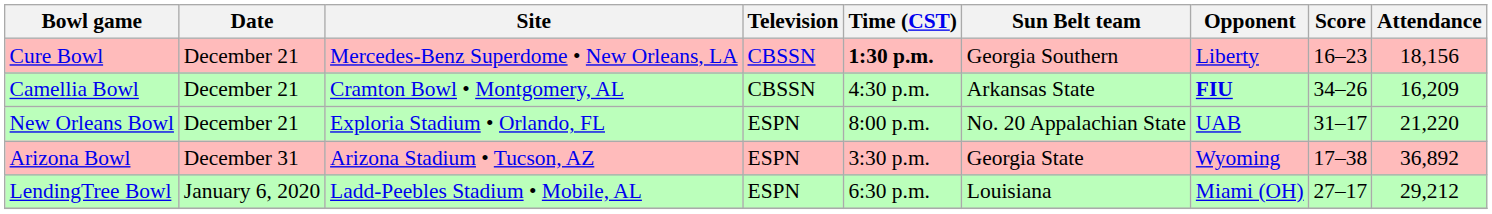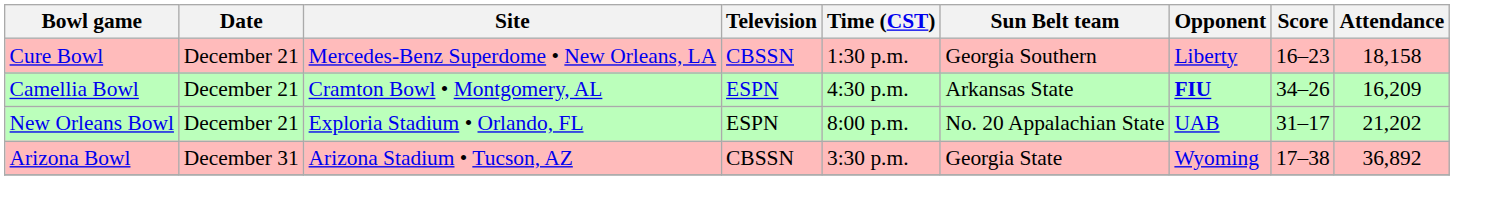(891, 55) bold -> (868, 55) normal
(1429, 55) 18,156 -> (1392, 55) 18,158
(782, 89) CBSSN -> (752, 89) ESPN
(1429, 123) 21,220 -> (1392, 123) 21,202
(774, 157) ESPN -> (760, 157) CBSSN
- row: (91, 191)
